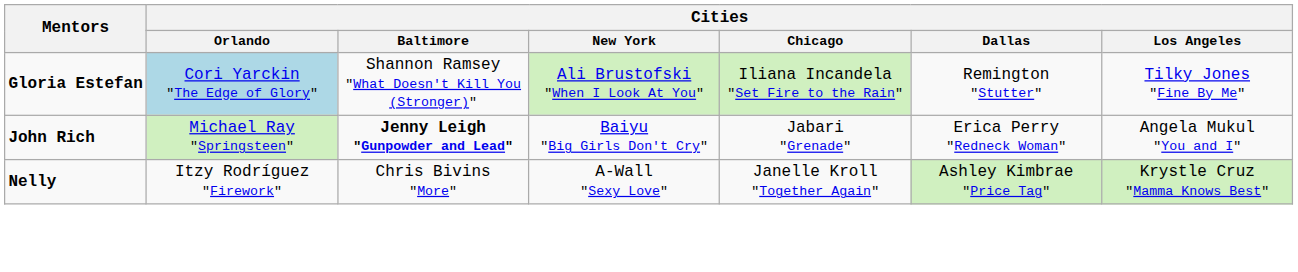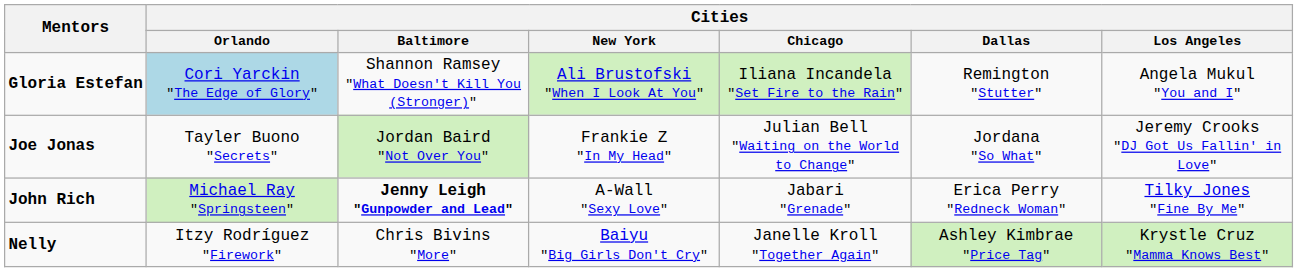(1197, 83) Tilky Jones "Fine By Me" -> (1197, 83) Angela Mukul "You and I"
+ row: (52, 146)
(624, 137) Baiyu "Big Girls Don't Cry" -> (624, 200) A-Wall "Sexy Love"
(1197, 137) Angela Mukul "You and I" -> (1197, 200) Tilky Jones "Fine By Me"
(624, 181) A-Wall "Sexy Love" -> (624, 244) Baiyu "Big Girls Don't Cry"
